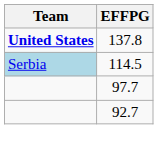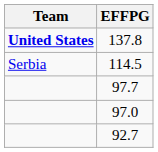(27, 64) lightblue background -> (27, 64) no background
+ row: (125, 111)
